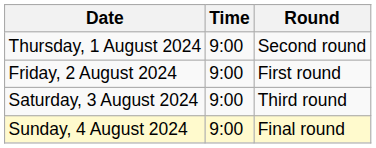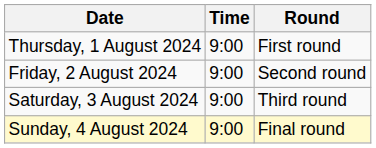(312, 45) Second round -> (299, 45) First round
(299, 73) First round -> (312, 73) Second round
